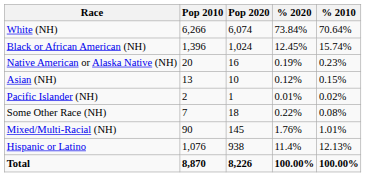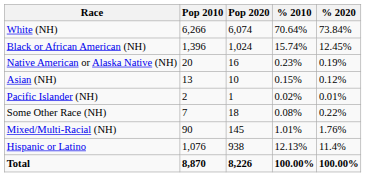columns swapped: (339, 12) <-> (294, 12)
